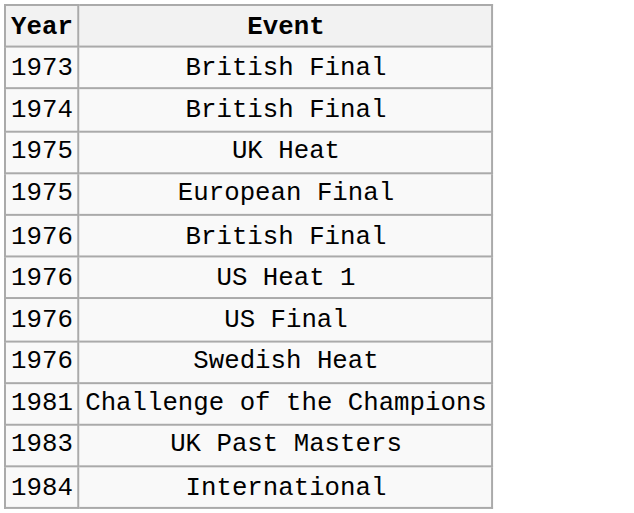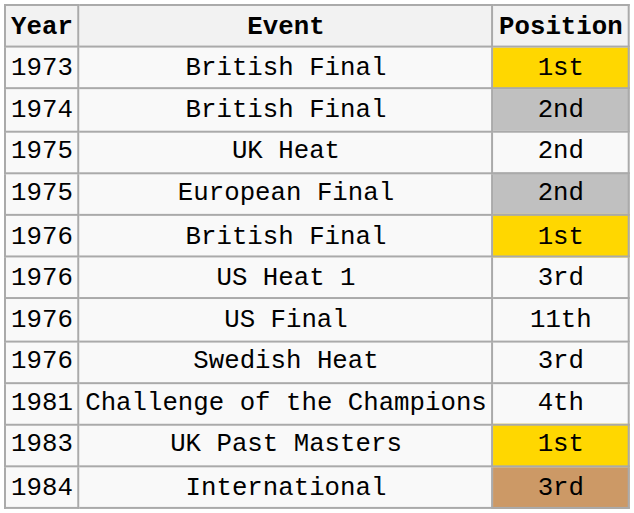+ column: (561, 26)
